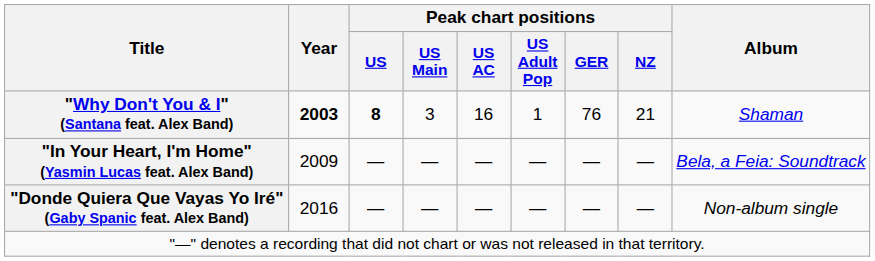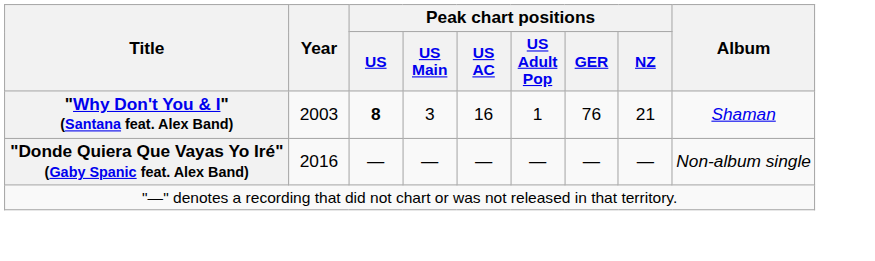(319, 114) bold -> (319, 114) normal
- row: (147, 161)
